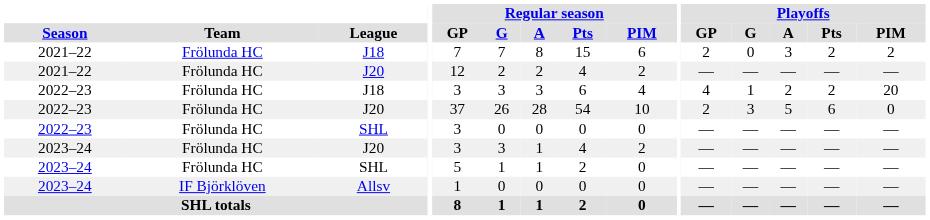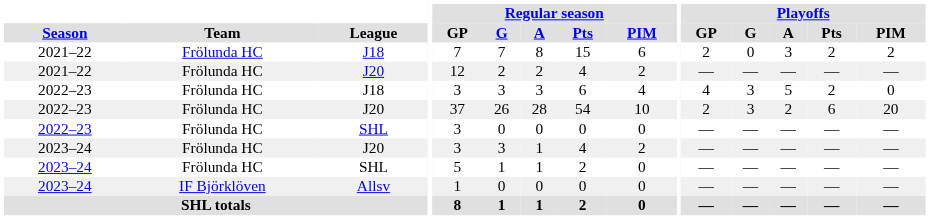(750, 90) 1 -> (750, 90) 3
(788, 90) 2 -> (788, 90) 5
(891, 90) 20 -> (891, 90) 0
(788, 109) 5 -> (788, 109) 2
(891, 109) 0 -> (891, 109) 20
